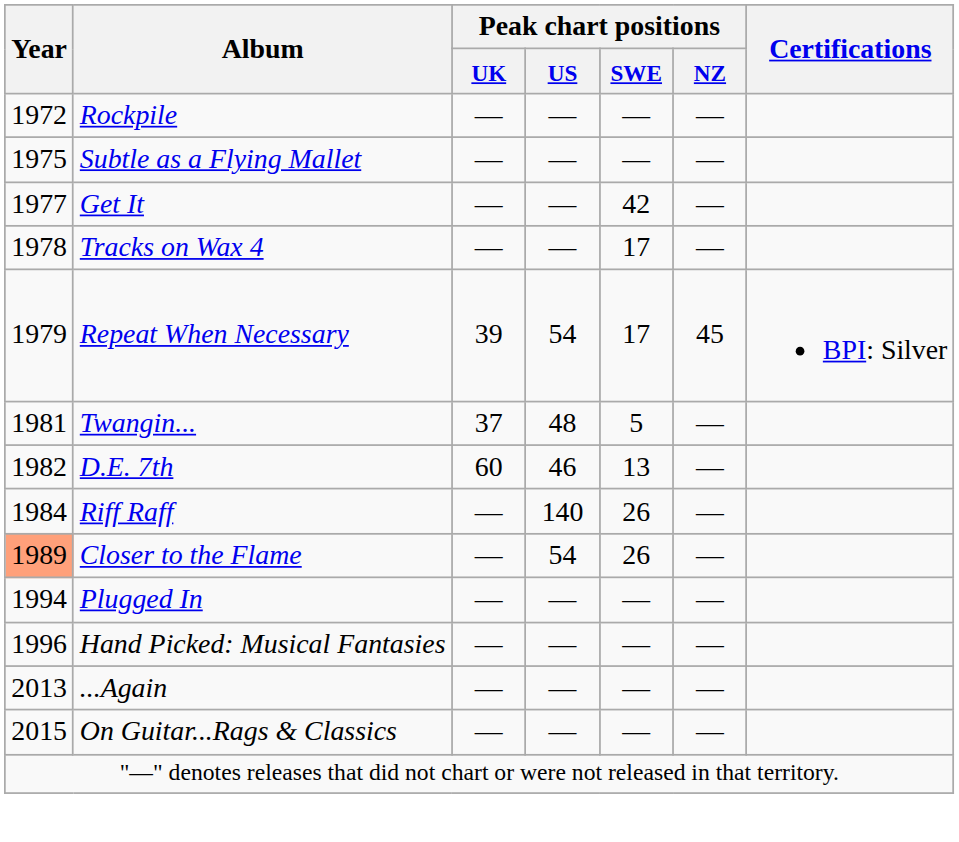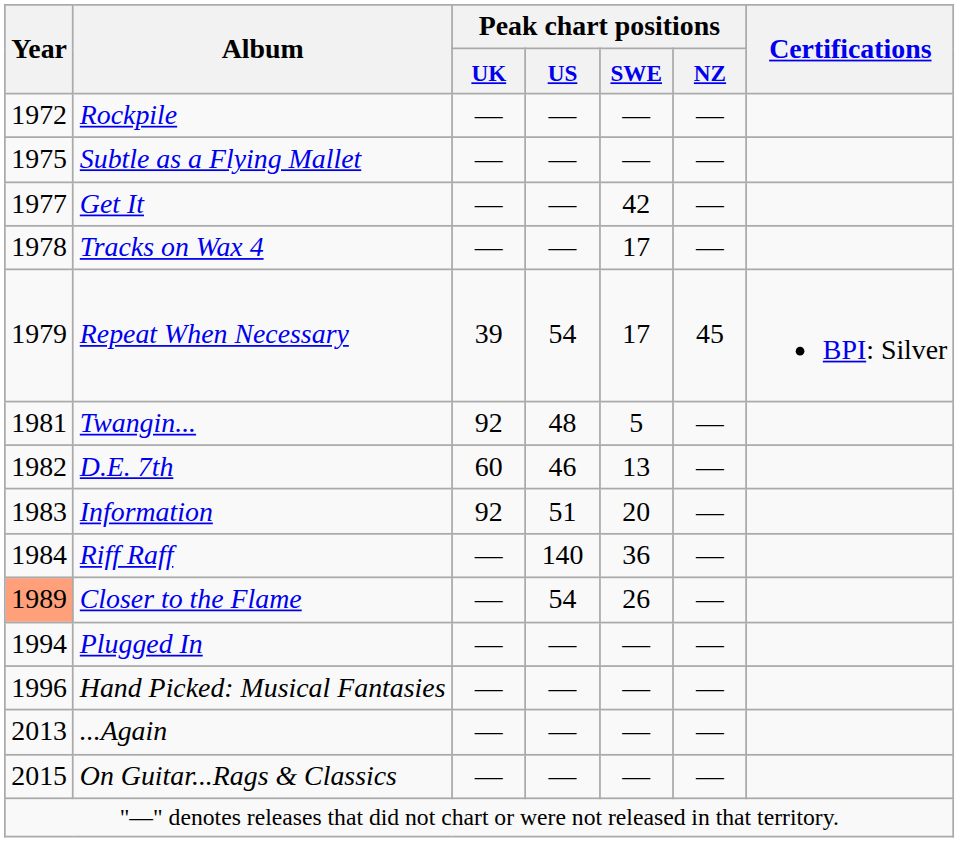(489, 422) 37 -> (489, 422) 92
+ row: (146, 510)
(636, 510) 26 -> (636, 555) 36
